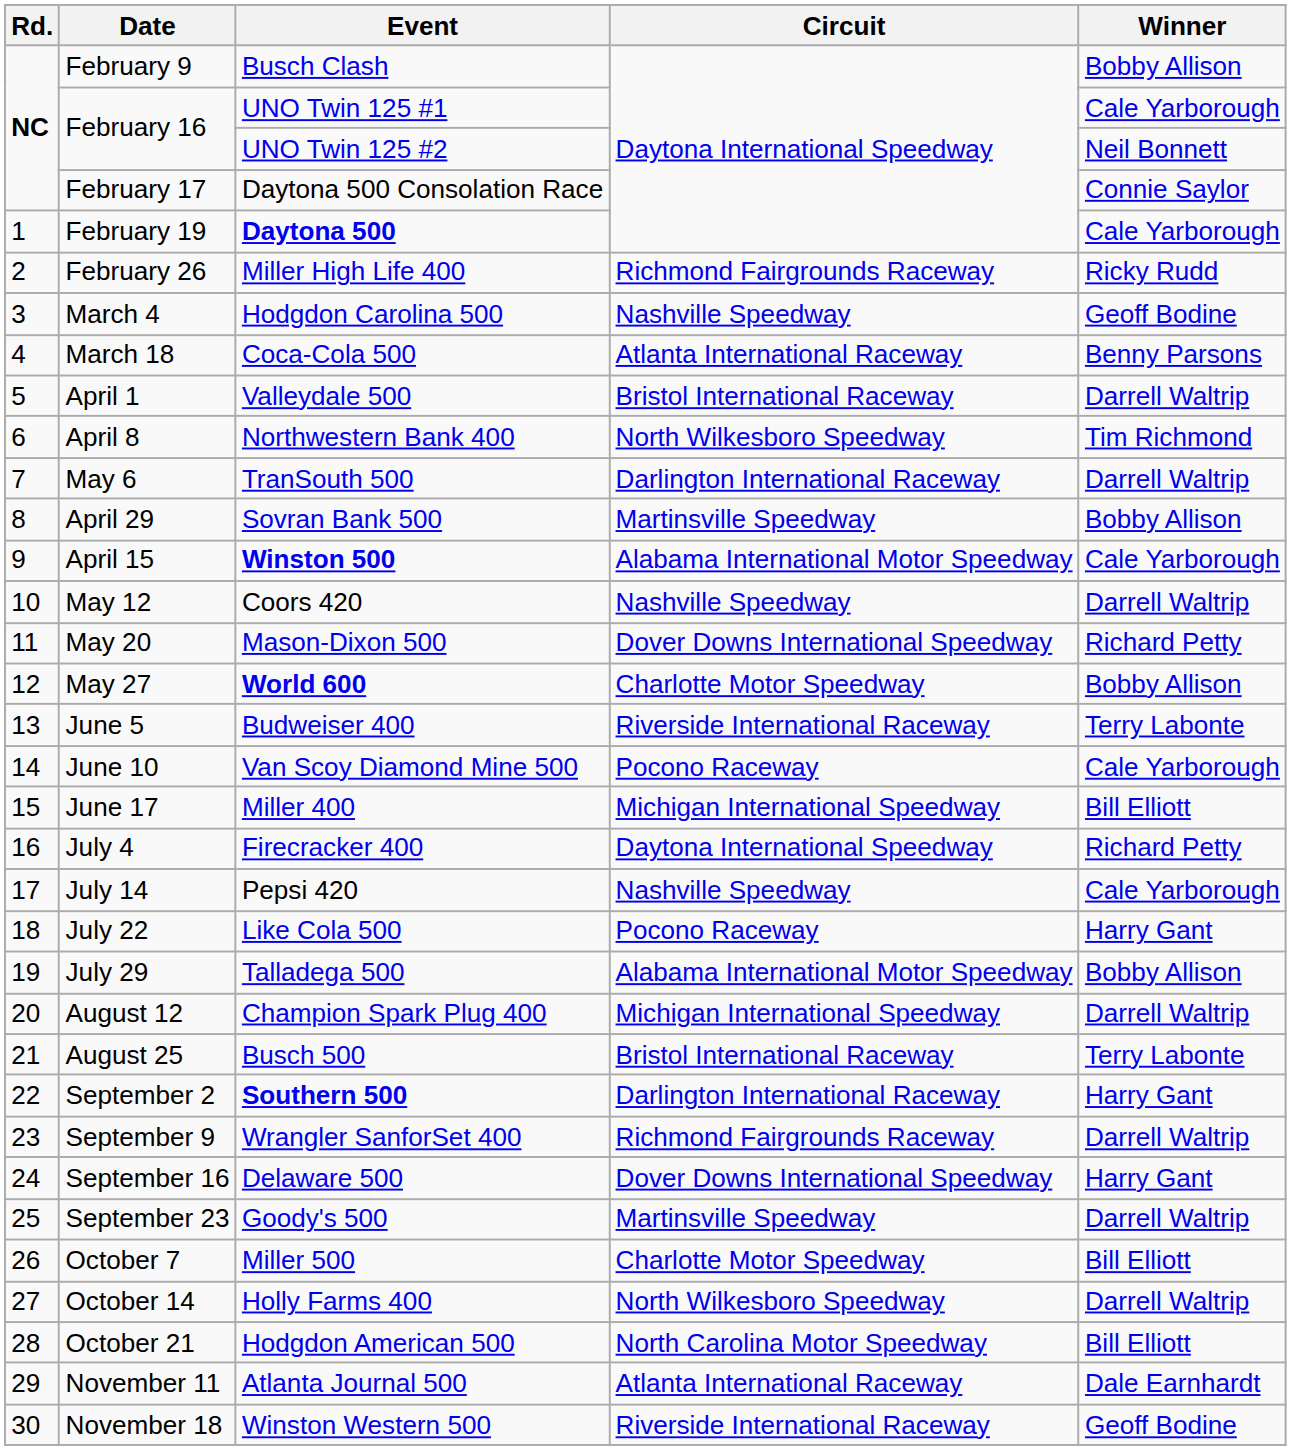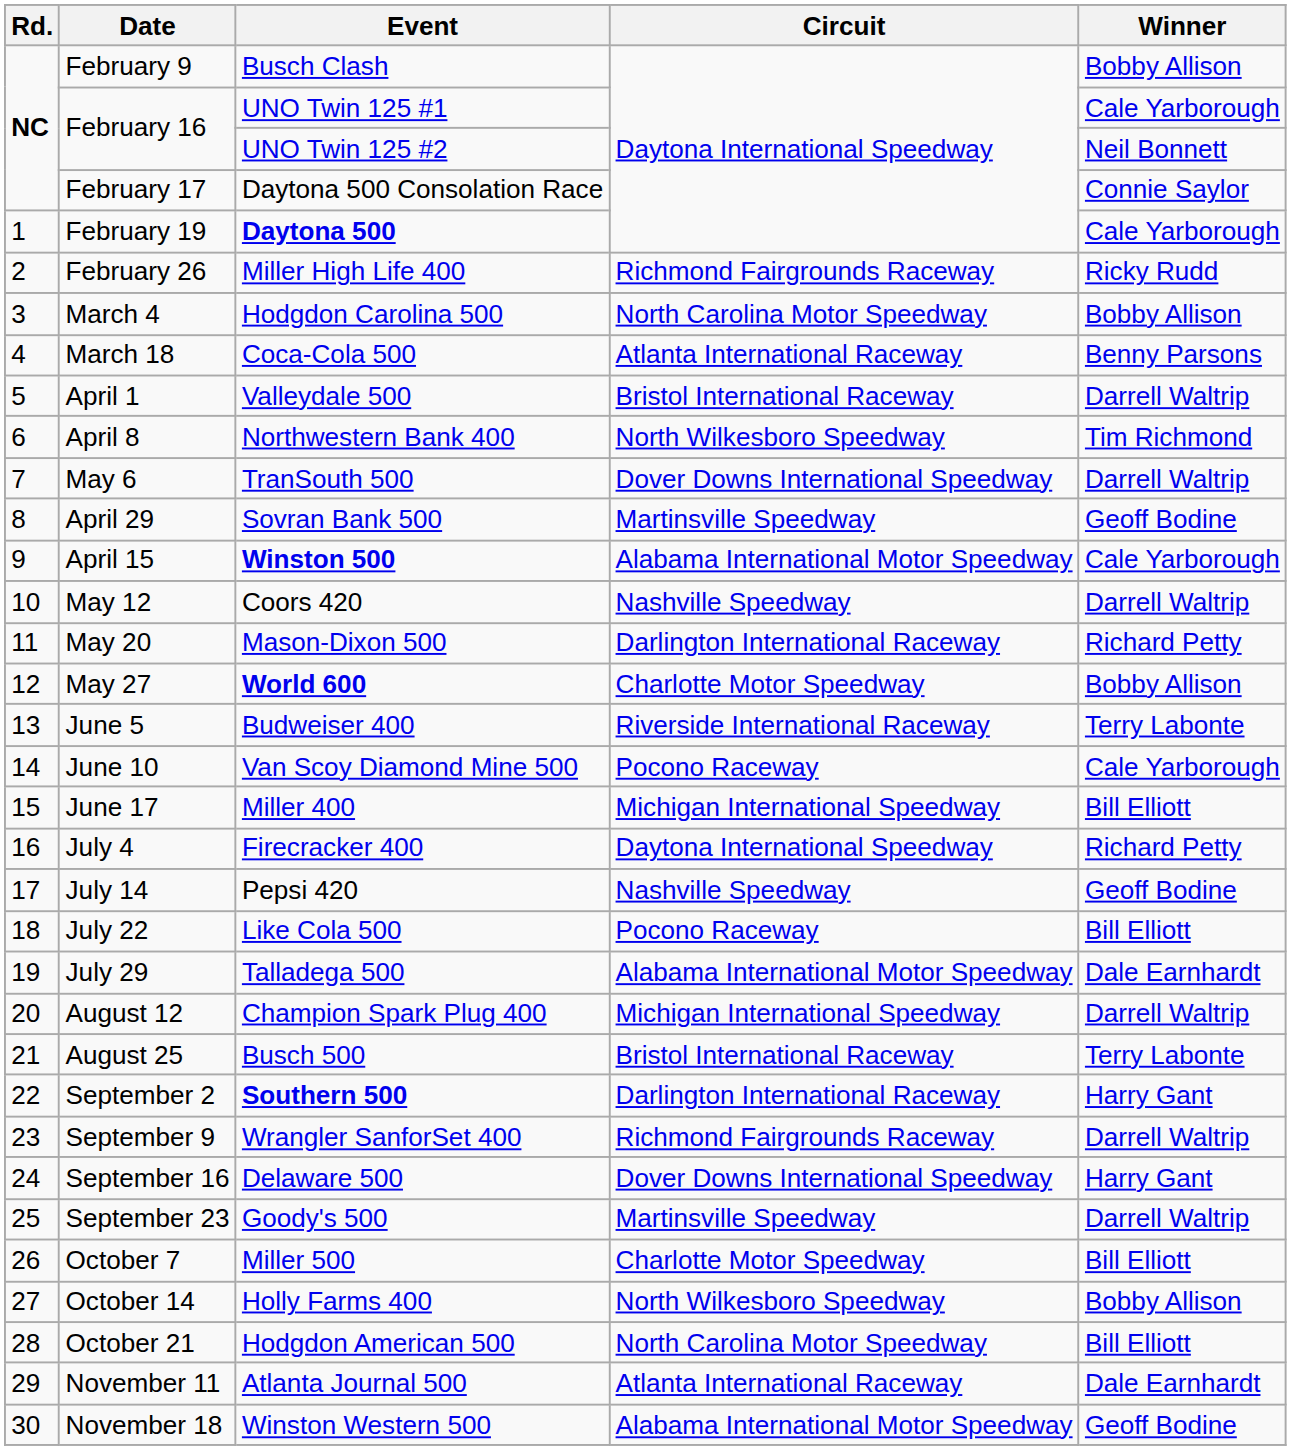(733, 313) Nashville Speedway -> (801, 313) North Carolina Motor Speedway
(1161, 313) Geoff Bodine -> (1163, 313) Bobby Allison
(808, 478) Darlington International Raceway -> (834, 478) Dover Downs International Speedway
(1163, 519) Bobby Allison -> (1161, 519) Geoff Bodine
(834, 643) Dover Downs International Speedway -> (808, 643) Darlington International Raceway
(1182, 889) Cale Yarborough -> (1161, 889) Geoff Bodine
(1149, 931) Harry Gant -> (1138, 931) Bill Elliott
(1163, 972) Bobby Allison -> (1173, 972) Dale Earnhardt
(1167, 1301) Darrell Waltrip -> (1163, 1301) Bobby Allison
(803, 1425) Riverside International Raceway -> (844, 1425) Alabama International Motor Speedway
